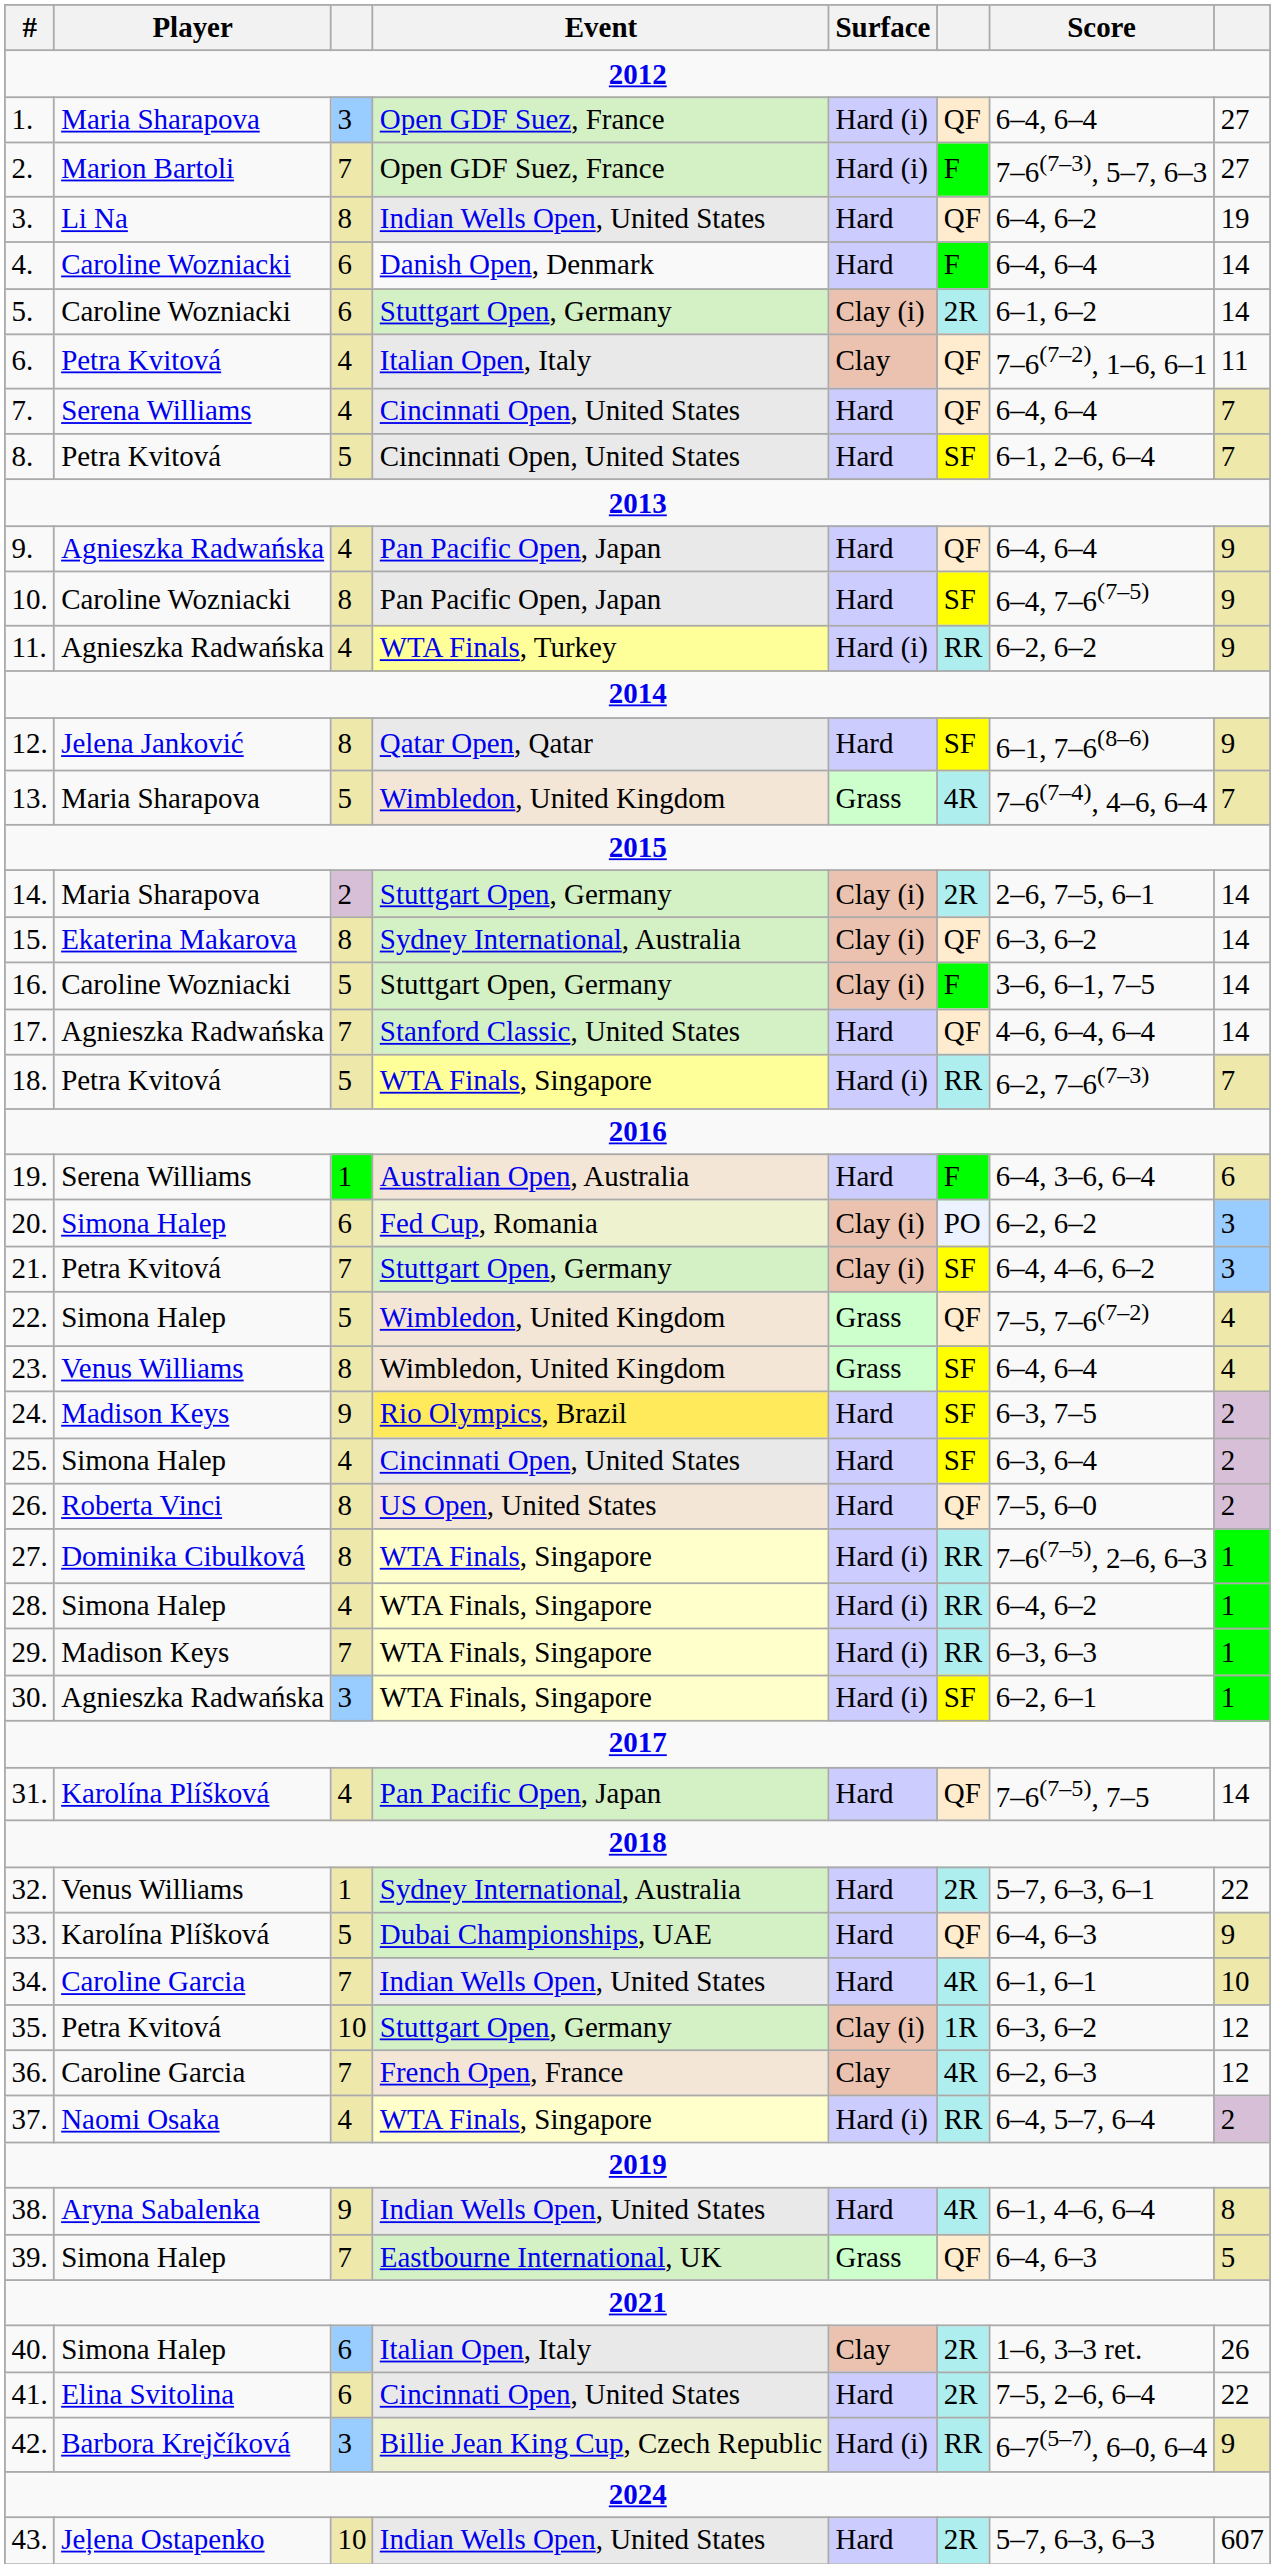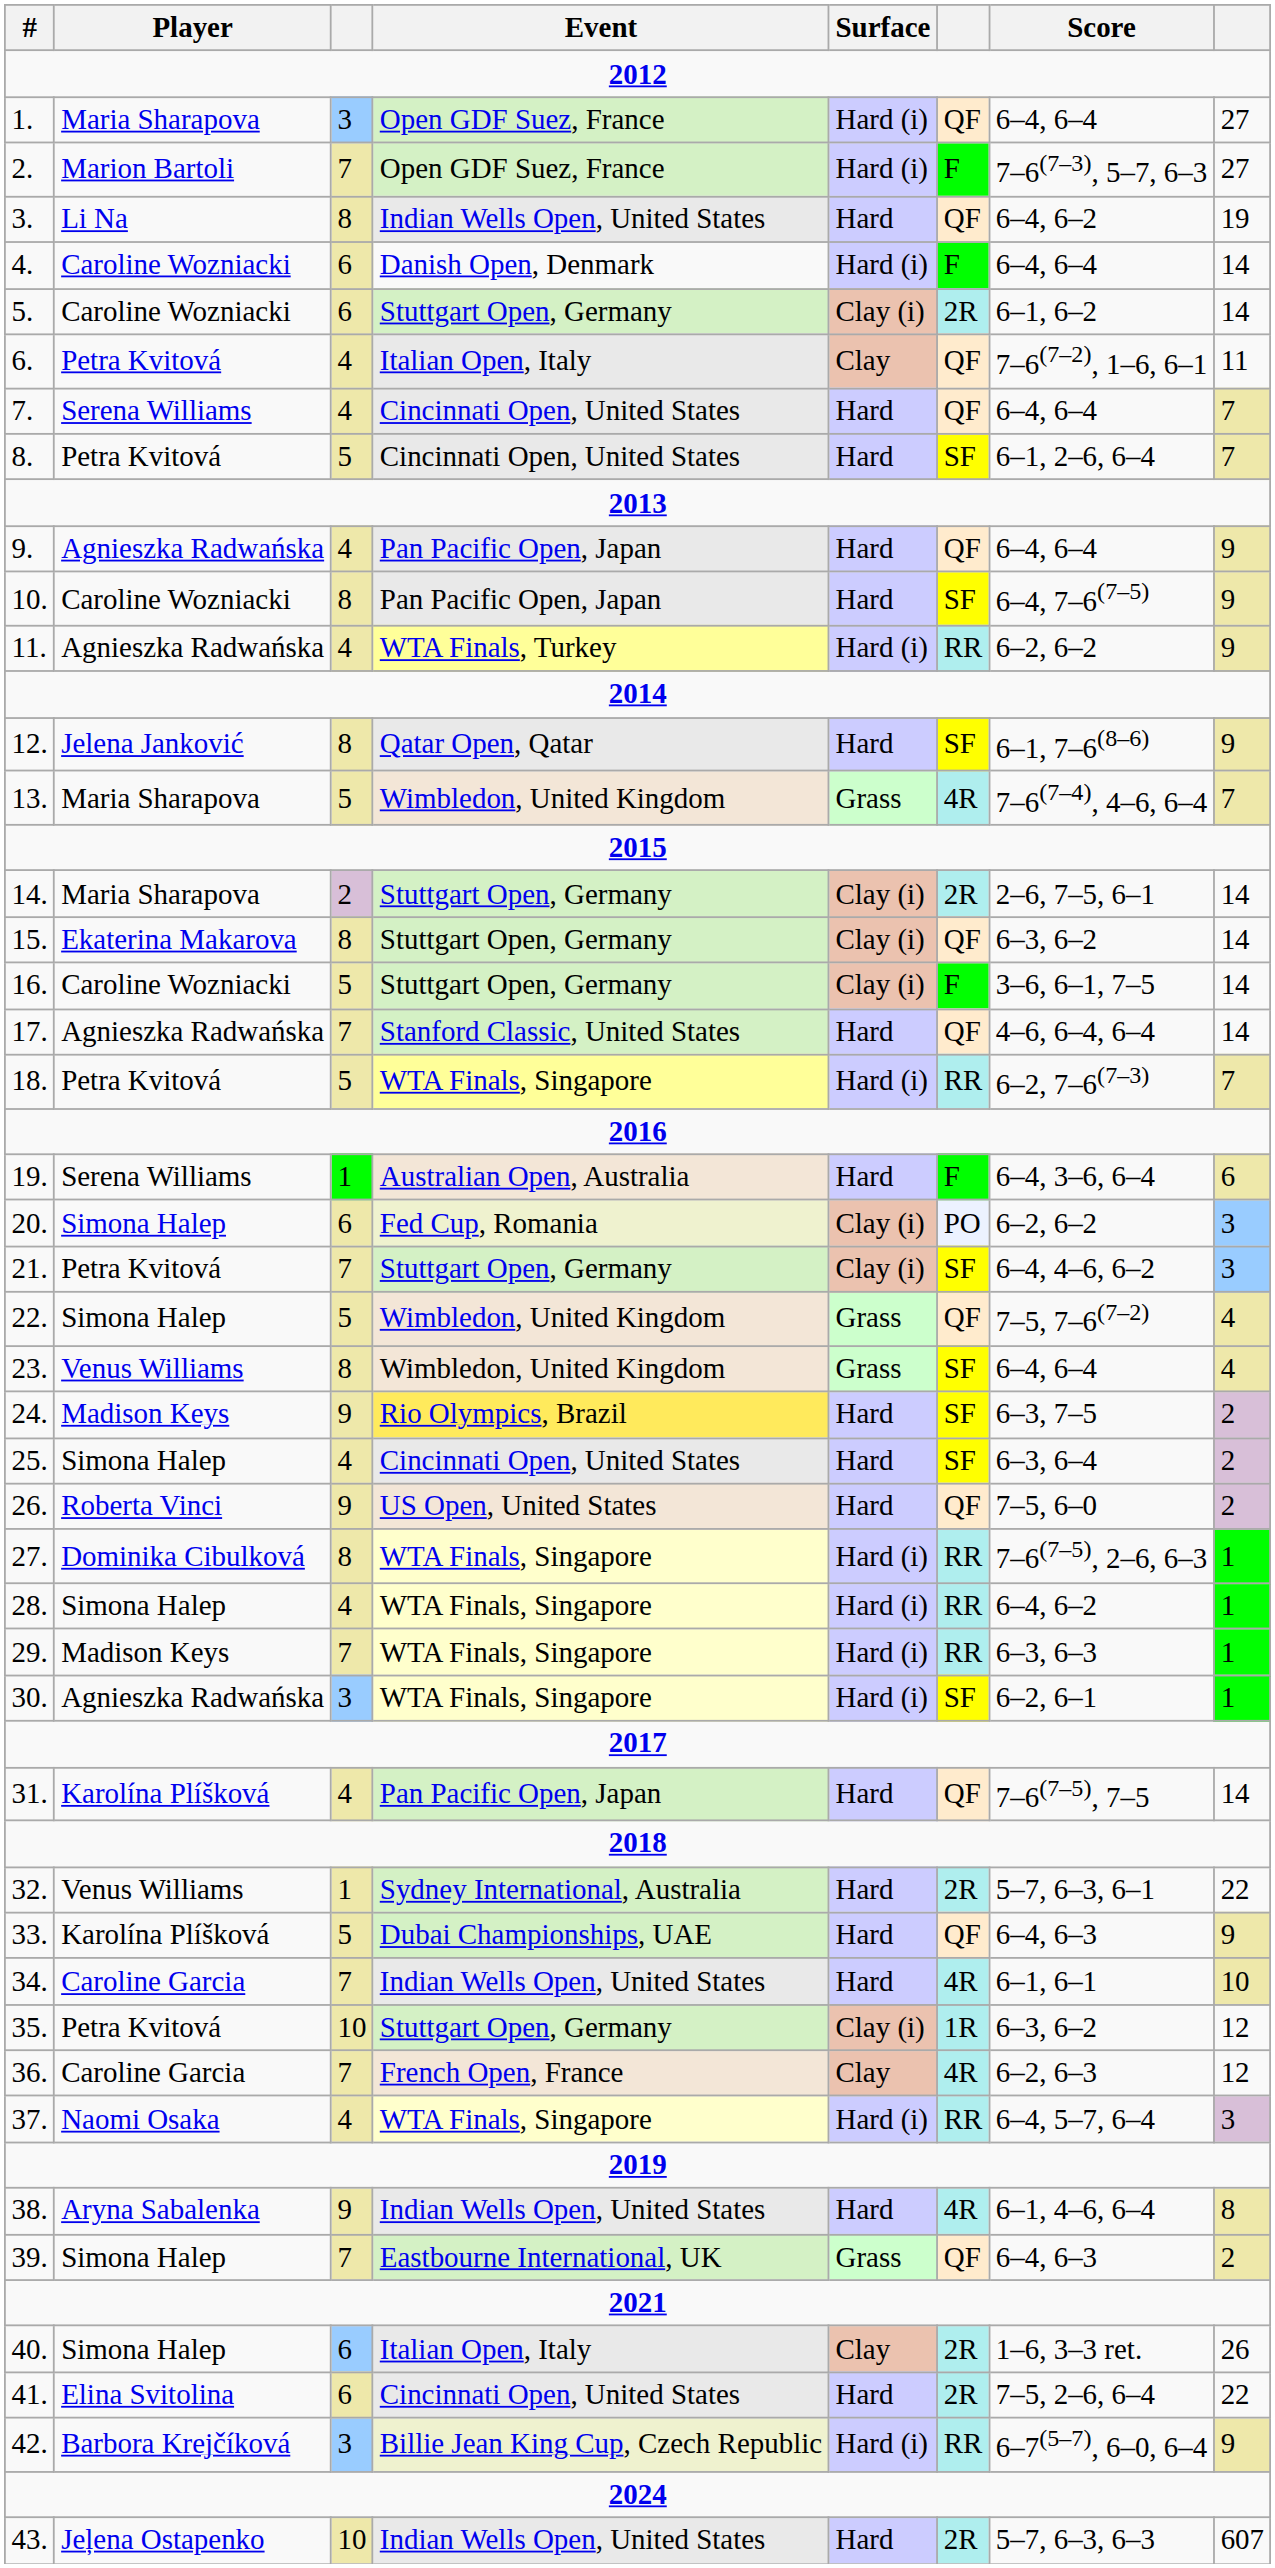(864, 264) Hard -> (882, 264) Hard (i)
(560, 939) Sydney International, Australia -> (526, 939) Stuttgart Open, Germany
(345, 1506) 8 -> (345, 1506) 9
(1228, 2118) 2 -> (1228, 2118) 3
(1228, 2256) 5 -> (1228, 2256) 2
